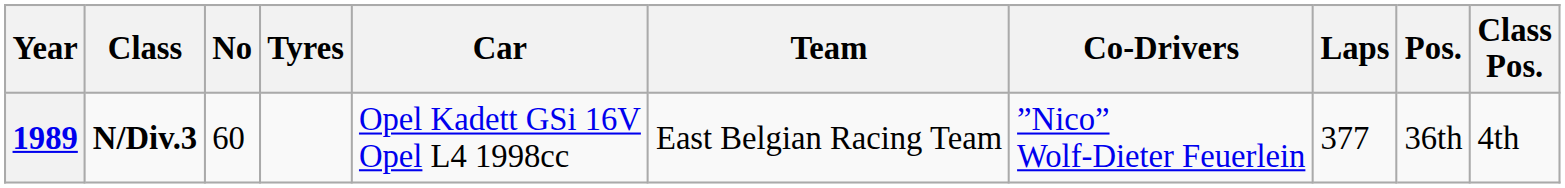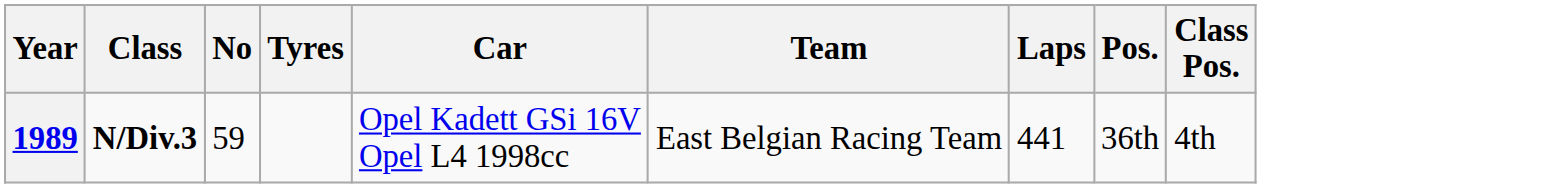- column: (1161, 48)
(229, 137) 60 -> (229, 137) 59
(1345, 137) 377 -> (1042, 137) 441
